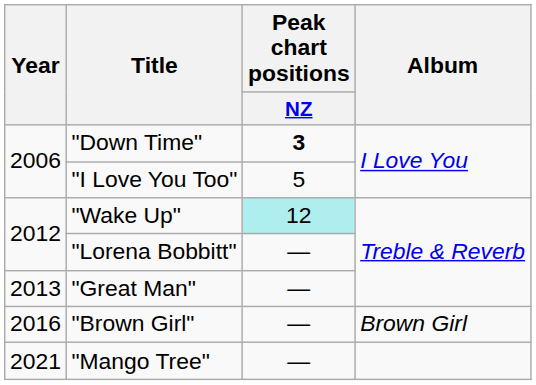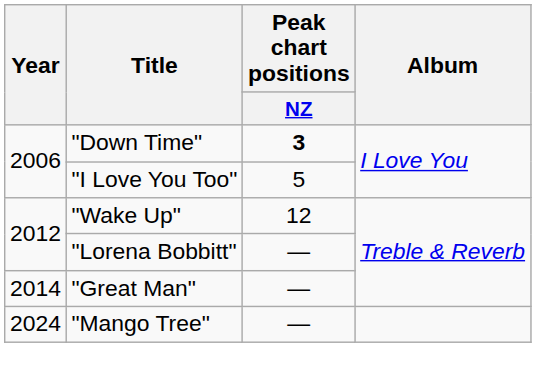(299, 215) paleturquoise background -> (299, 215) no background
(35, 288) 2013 -> (35, 288) 2014
- row: (133, 324)
(35, 360) 2021 -> (35, 324) 2024
